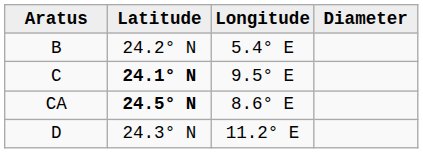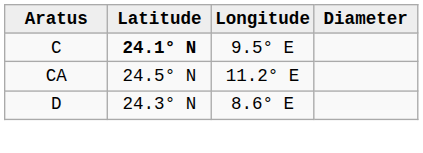- row: (56, 48)
(159, 105) bold -> (159, 76) normal
(263, 105) 8.6° E -> (263, 76) 11.2° E
(263, 133) 11.2° E -> (263, 105) 8.6° E
